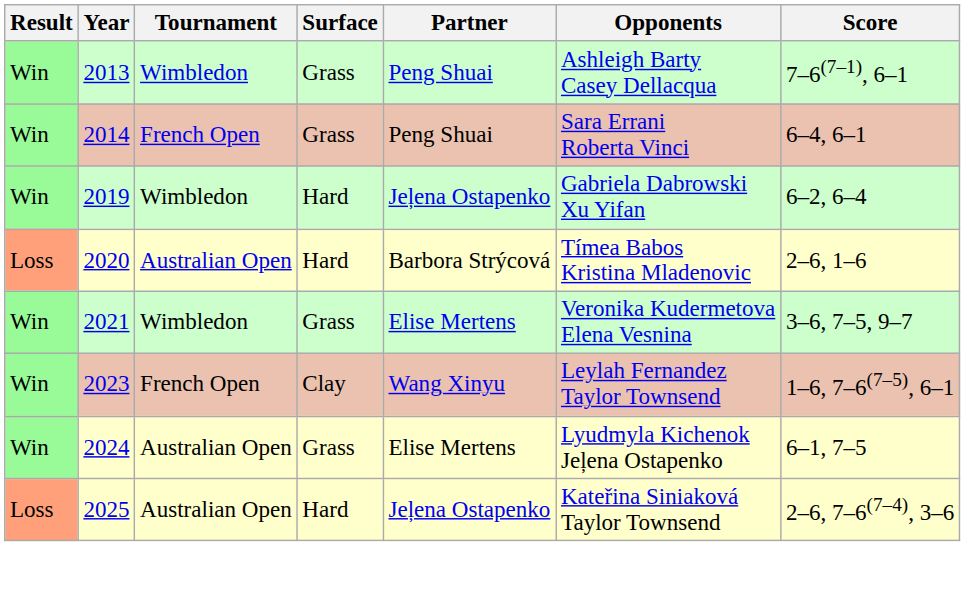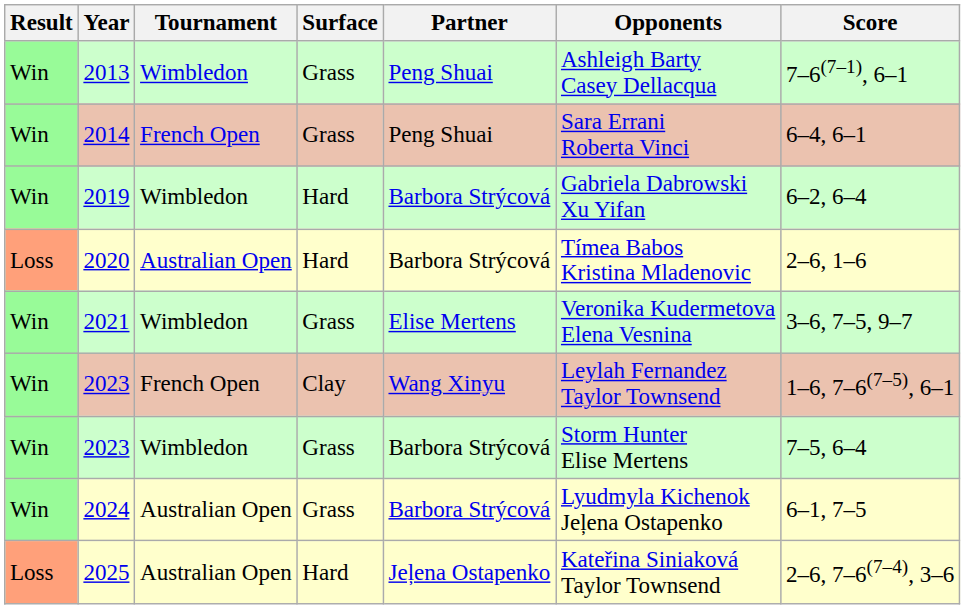(469, 197) Jeļena Ostapenko -> (469, 197) Barbora Strýcová
+ row: (106, 447)
(452, 447) Elise Mertens -> (469, 509) Barbora Strýcová
